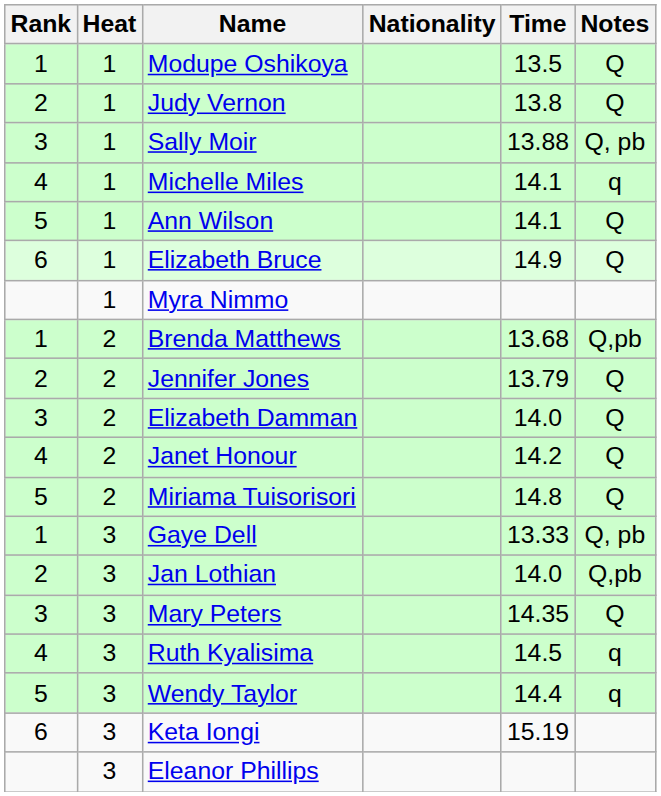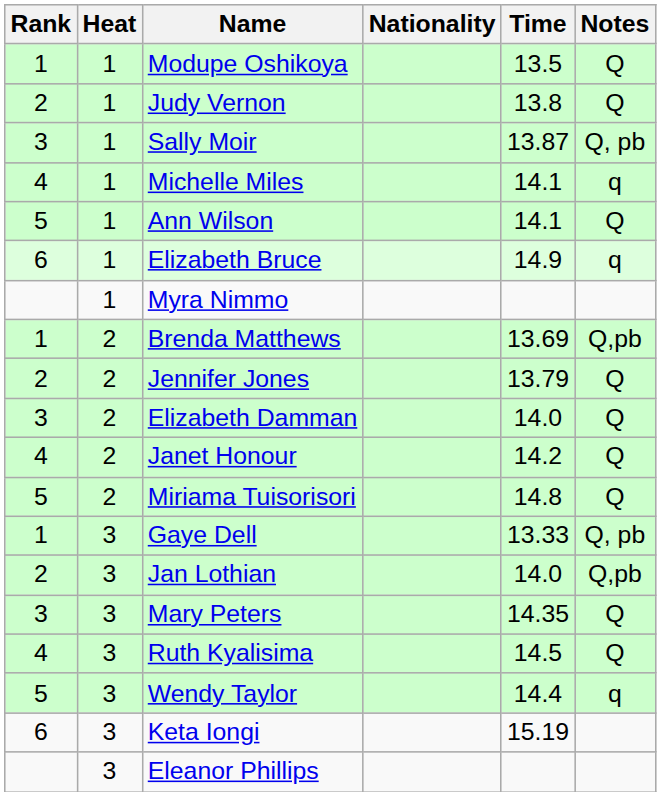(538, 142) 13.88 -> (538, 142) 13.87
(615, 260) Q -> (615, 260) q
(538, 338) 13.68 -> (538, 338) 13.69
(615, 653) q -> (615, 653) Q
